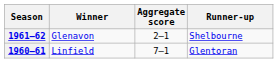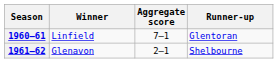rows swapped: (27, 51) <-> (27, 36)
